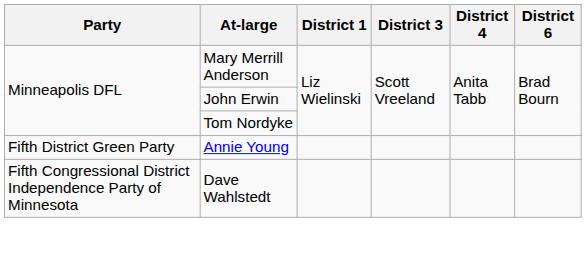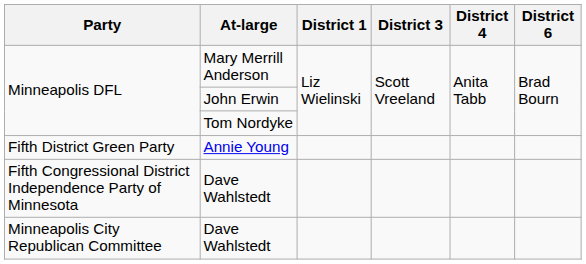+ row: (85, 238)
